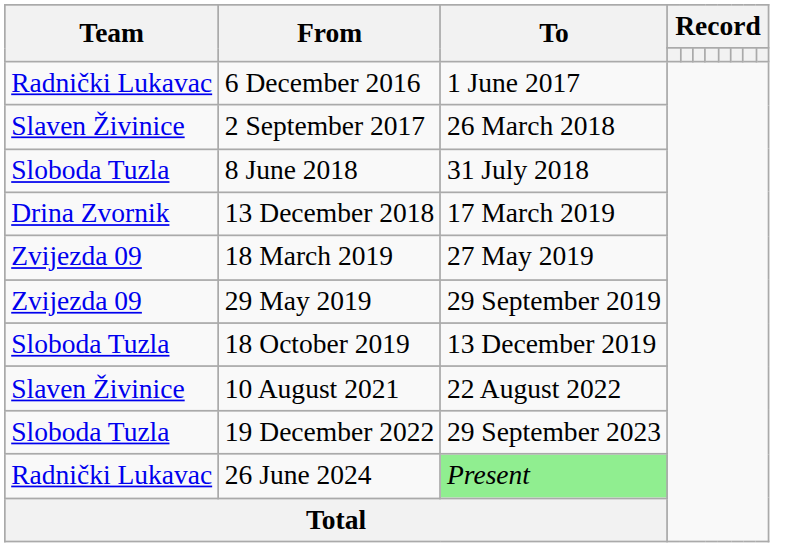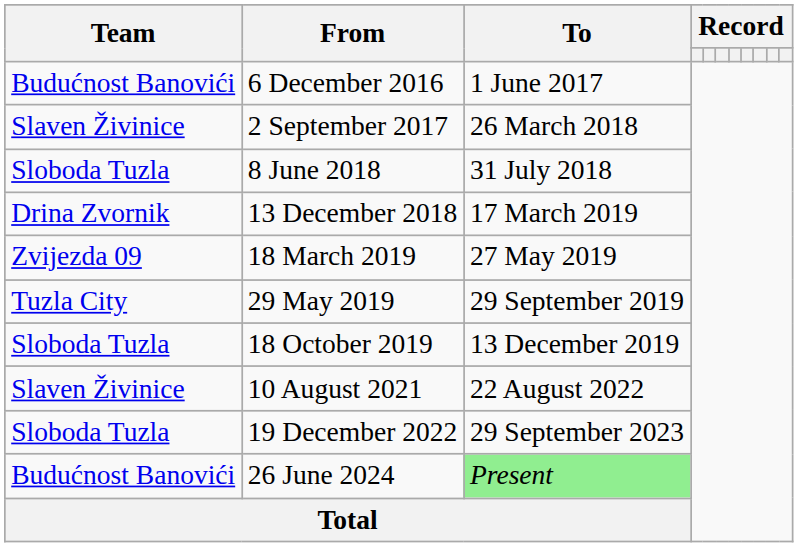(112, 82) Radnički Lukavac -> (123, 82) Budućnost Banovići
(77, 300) Zvijezda 09 -> (69, 300) Tuzla City
(112, 475) Radnički Lukavac -> (123, 475) Budućnost Banovići
